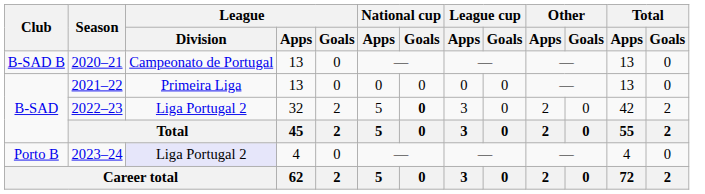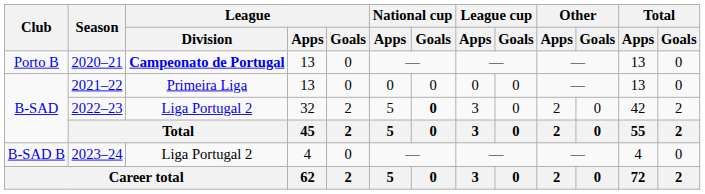(36, 62) B-SAD B -> (36, 62) Porto B
(201, 62) normal -> (207, 62) bold
(36, 154) Porto B -> (36, 154) B-SAD B
(201, 154) lavender background -> (207, 154) no background
